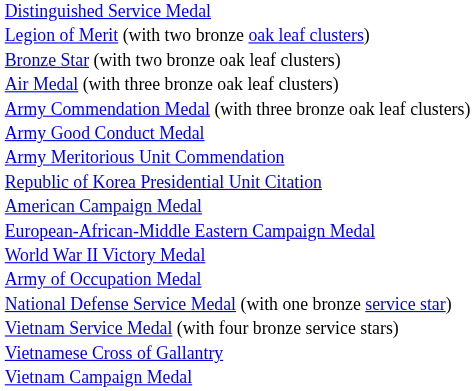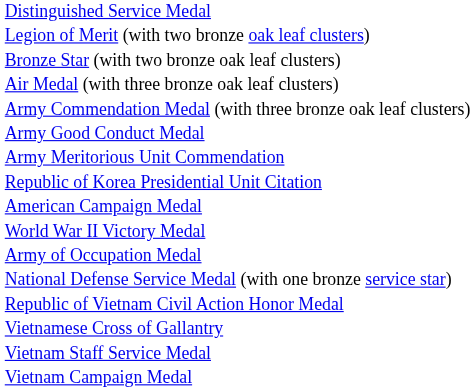- row: (190, 231)
- row: (202, 328)
+ row: (174, 304)
+ row: (108, 353)
